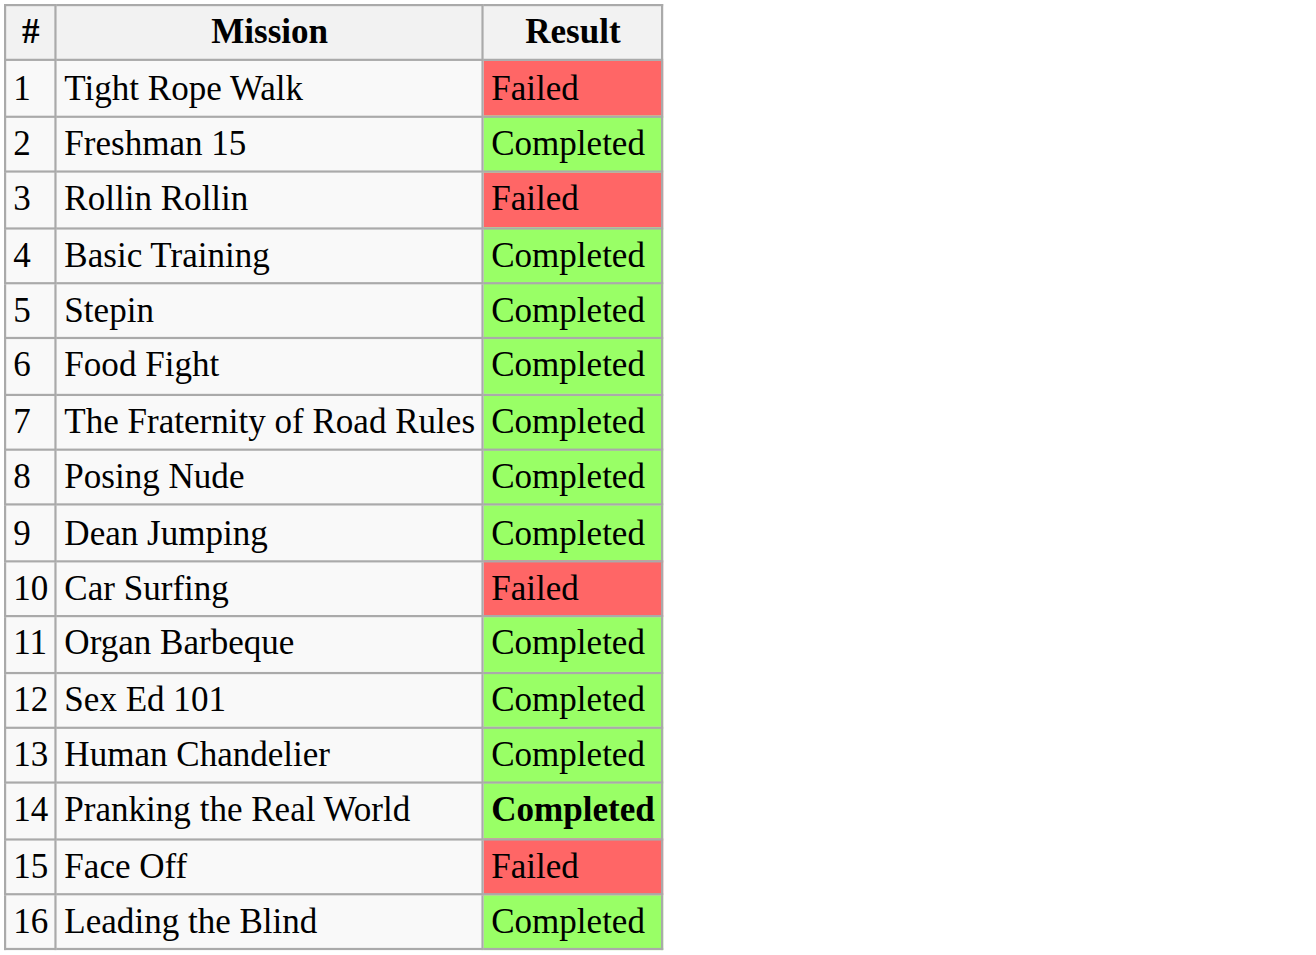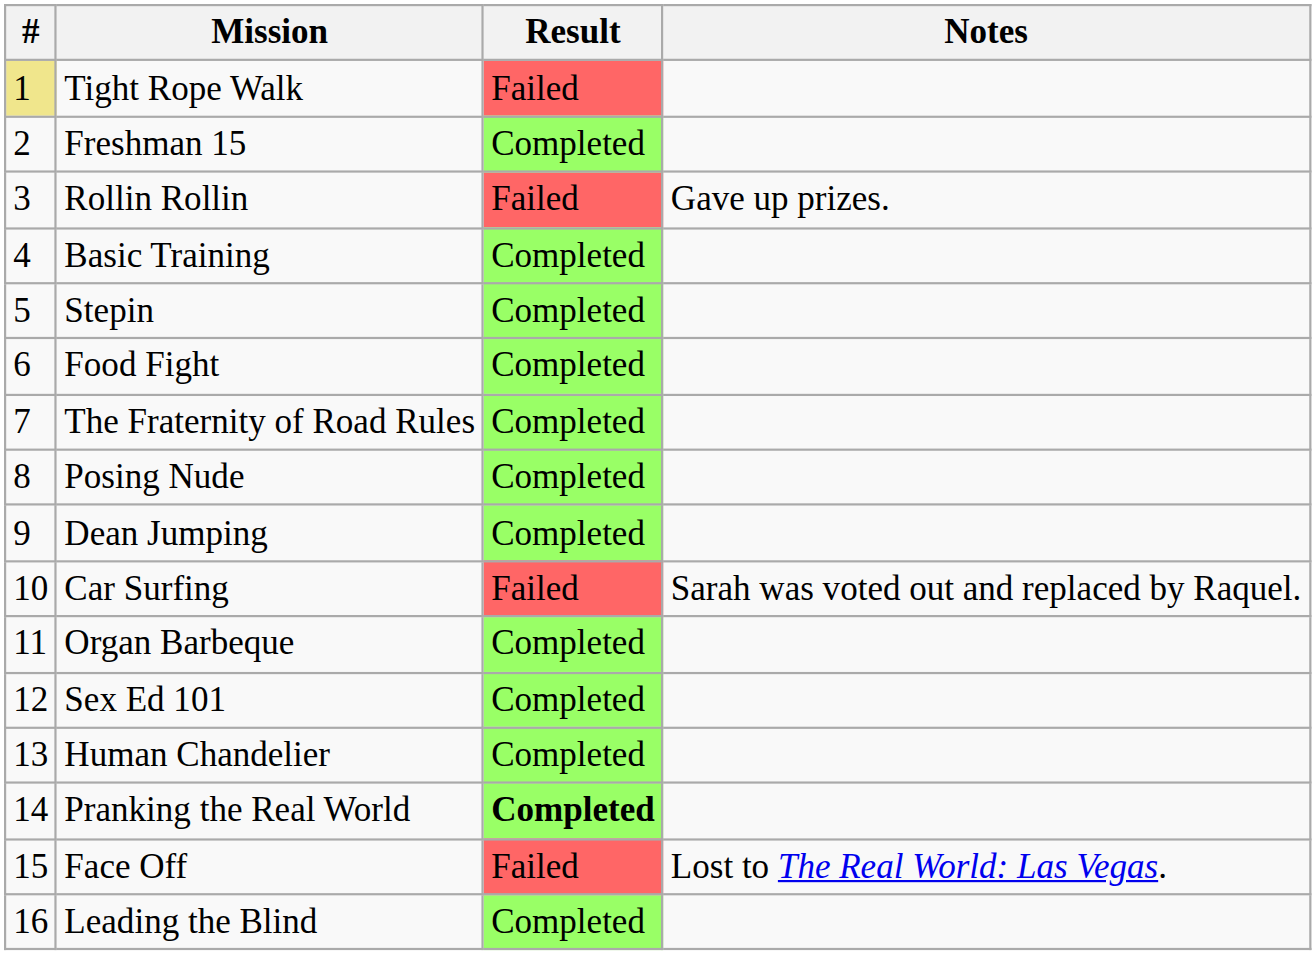+ column: (986, 32)
(22, 87) no background -> (22, 87) khaki background
